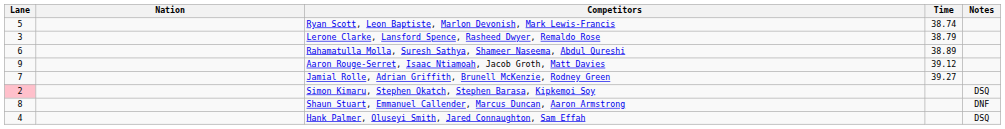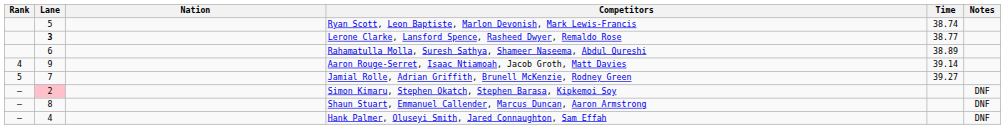+ column: (20, 11)
(20, 38) normal -> (50, 38) bold
(944, 38) 38.79 -> (945, 38) 38.77
(944, 65) 39.12 -> (945, 65) 39.14
(982, 92) DSQ -> (982, 92) DNF
(982, 118) DSQ -> (982, 118) DNF
